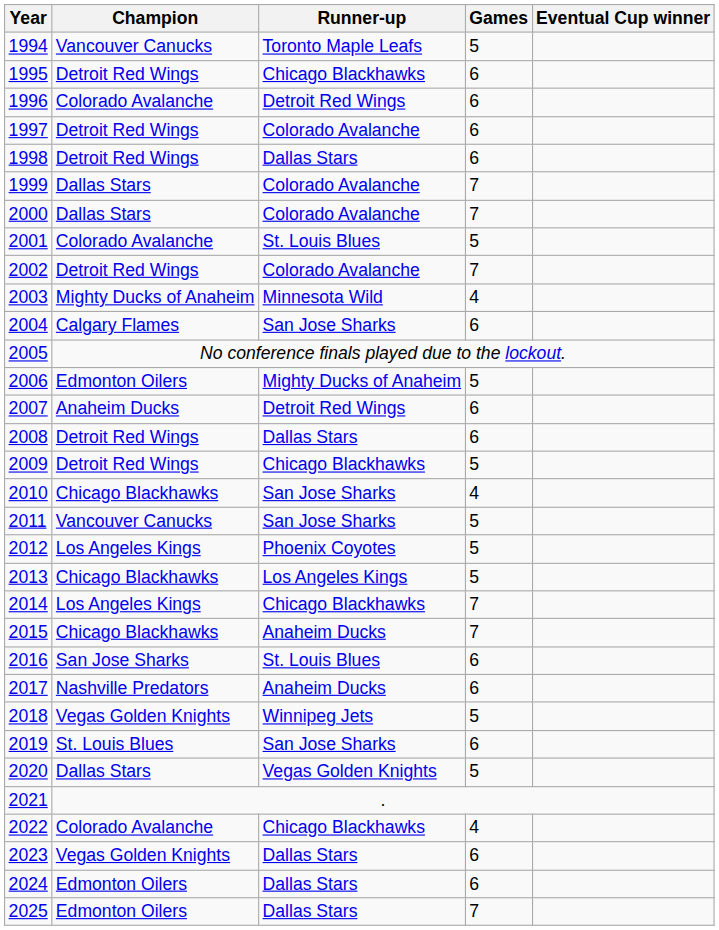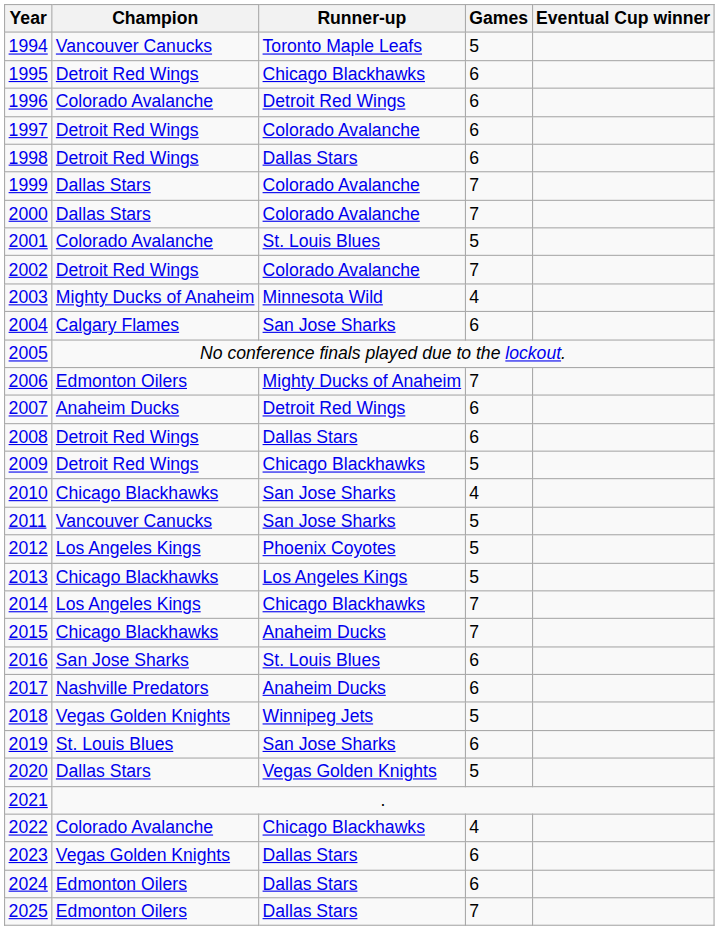(474, 381) 5 -> (474, 381) 7
